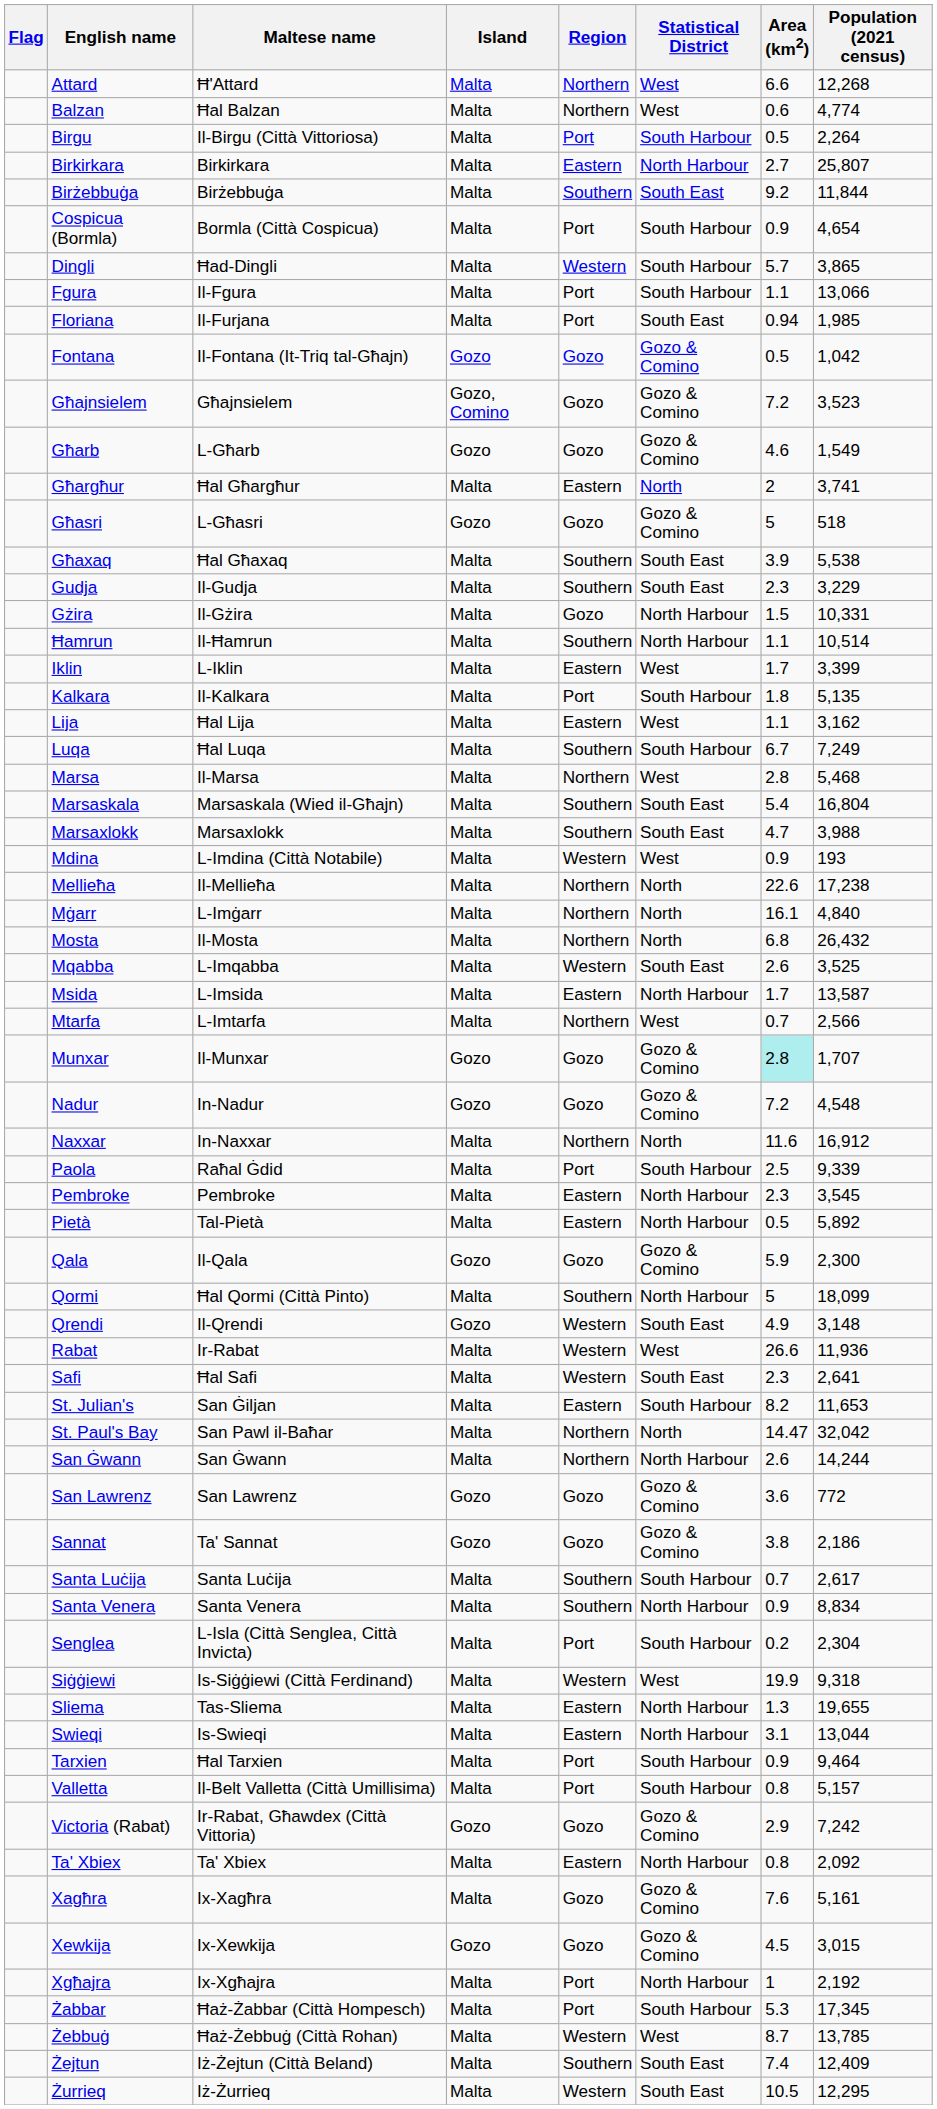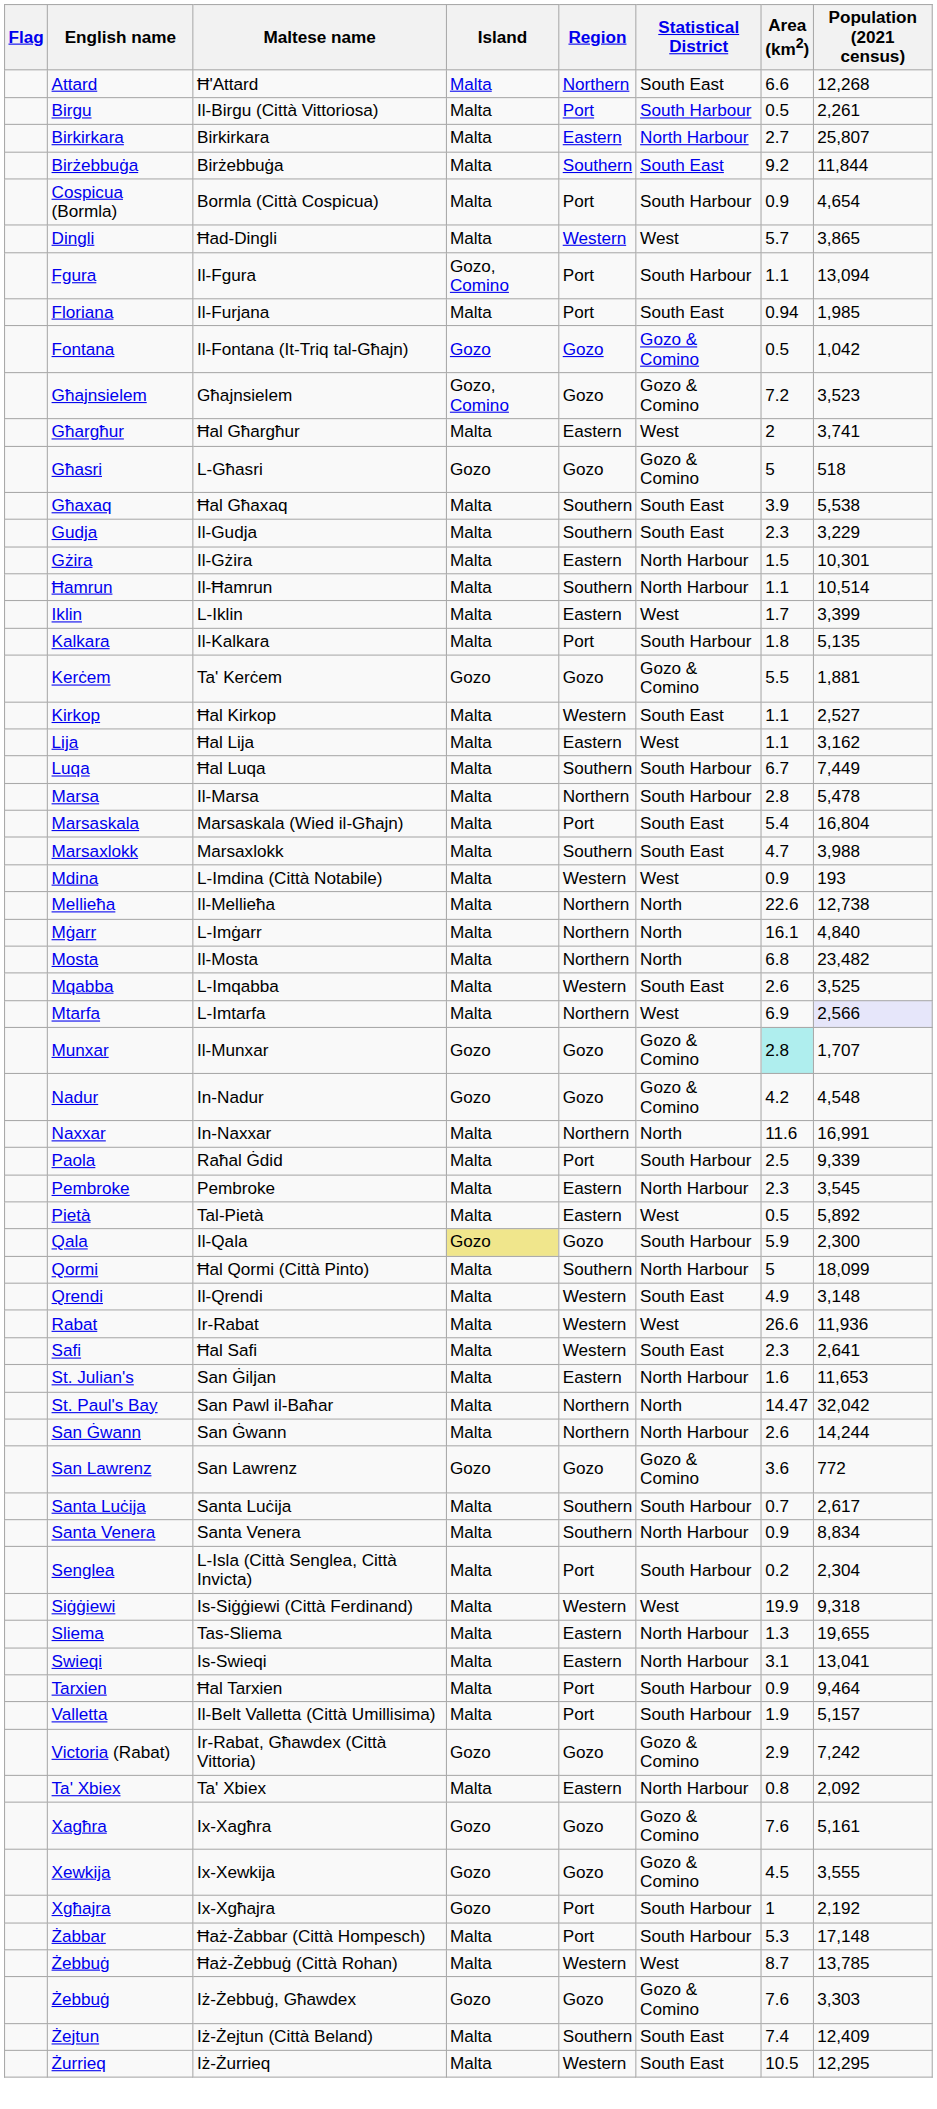(659, 83) West -> (682, 83) South East
- row: (238, 110)
(839, 138) 2,264 -> (839, 110) 2,261
(696, 265) South Harbour -> (659, 238) West
(471, 293) Malta -> (479, 275) Gozo, Comino
(843, 293) 13,066 -> (843, 275) 13,094
- row: (228, 449)
(661, 486) North -> (659, 432) West
(583, 614) Gozo -> (592, 560) Eastern
(843, 614) 10,331 -> (843, 560) 10,301
+ row: (240, 678)
+ row: (237, 715)
(839, 750) 7,249 -> (839, 769) 7,449
(659, 777) West -> (696, 796) South Harbour
(839, 777) 5,468 -> (839, 796) 5,478
(597, 804) Southern -> (578, 823) Port
(843, 885) 17,238 -> (843, 905) 12,738
(843, 940) 26,432 -> (843, 959) 23,482
- row: (230, 994)
(777, 1021) 0.7 -> (777, 1013) 6.9
(839, 1021) no background -> (839, 1013) lavender background
(777, 1104) 7.2 -> (777, 1097) 4.2
(843, 1141) 16,912 -> (843, 1133) 16,991
(694, 1223) North Harbour -> (659, 1215) West
(470, 1259) no background -> (470, 1242) khaki background
(670, 1259) Gozo & Comino -> (696, 1242) South Harbour
(470, 1323) Gozo -> (471, 1296) Malta
(696, 1405) South Harbour -> (694, 1378) North Harbour
(777, 1405) 8.2 -> (777, 1378) 1.6
- row: (237, 1542)
(843, 1734) 13,044 -> (843, 1661) 13,041
(777, 1788) 0.8 -> (777, 1715) 1.9
(471, 1899) Malta -> (470, 1825) Gozo
(839, 1945) 3,015 -> (839, 1872) 3,555
(471, 1982) Malta -> (470, 1908) Gozo
(694, 1982) North Harbour -> (696, 1908) South Harbour
(843, 2009) 17,345 -> (843, 1936) 17,148
+ row: (276, 1999)
